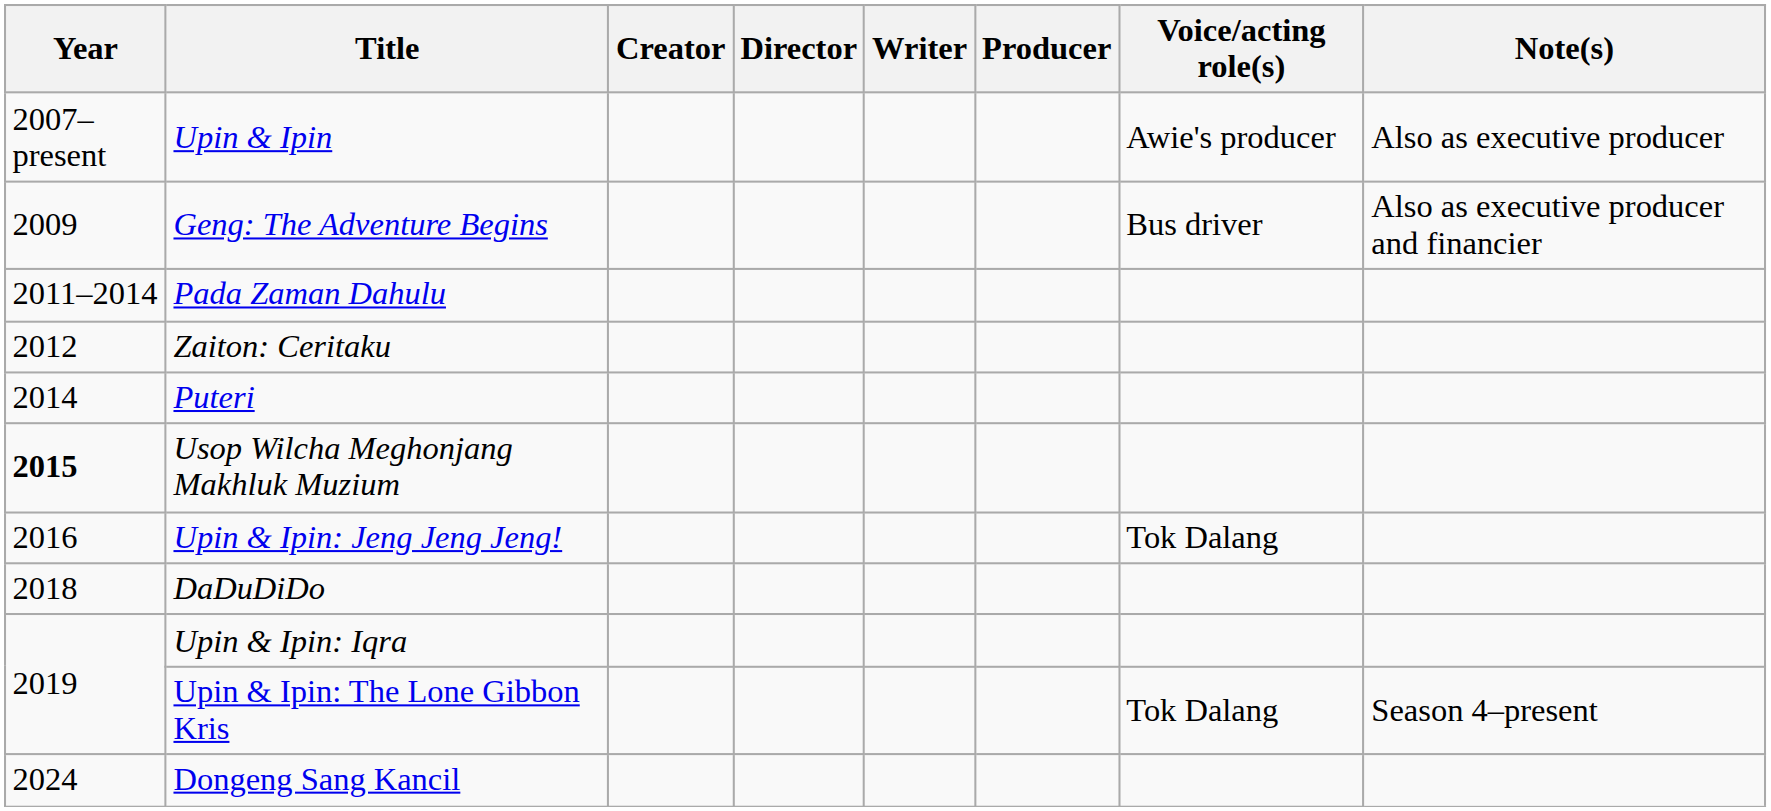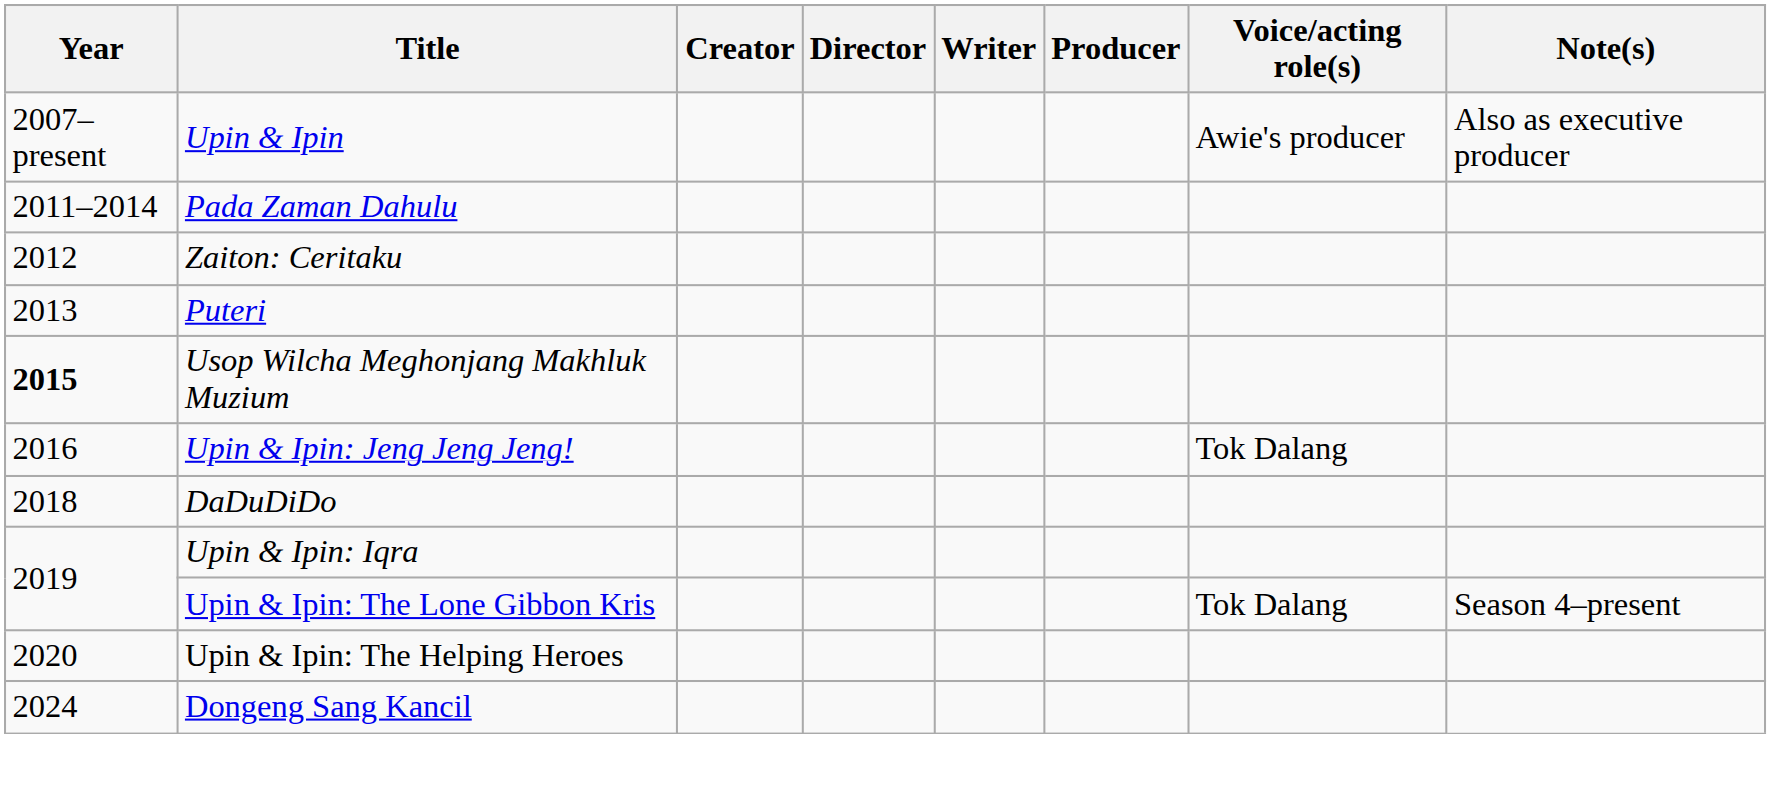- row: (361, 224)
(45, 397) 2014 -> (45, 309) 2013
+ row: (404, 654)
